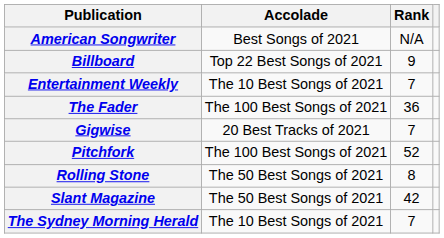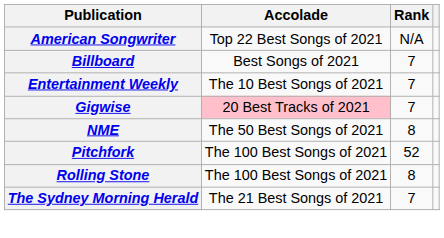(296, 38) Best Songs of 2021 -> (296, 38) Top 22 Best Songs of 2021
(296, 61) Top 22 Best Songs of 2021 -> (296, 61) Best Songs of 2021
(412, 61) 9 -> (412, 61) 7
- row: (103, 107)
(296, 130) no background -> (296, 107) pink background
+ row: (103, 130)
(296, 175) The 50 Best Songs of 2021 -> (296, 175) The 100 Best Songs of 2021
- row: (103, 198)
(296, 221) The 10 Best Songs of 2021 -> (296, 198) The 21 Best Songs of 2021
